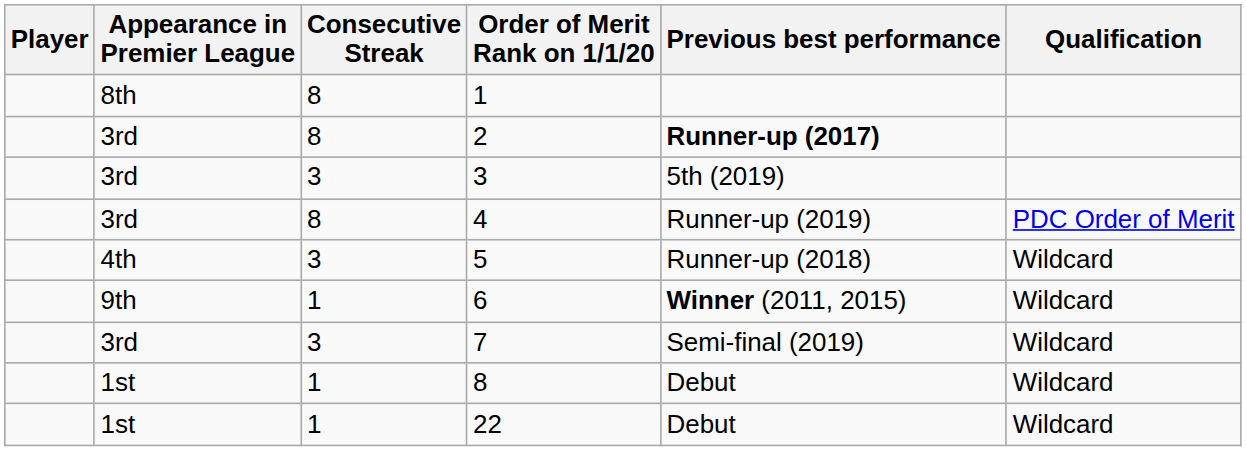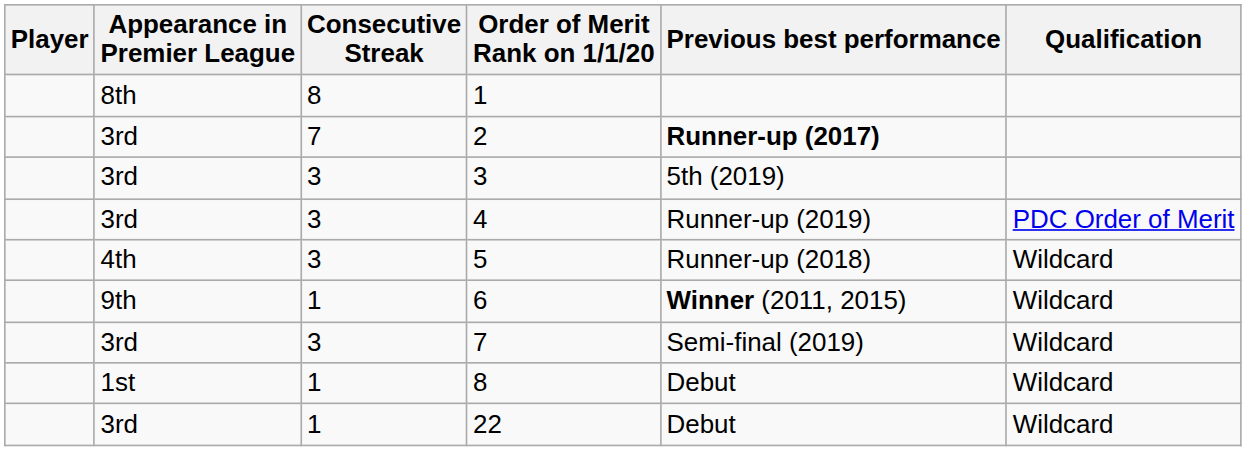(314, 136) 8 -> (314, 136) 7
(314, 218) 8 -> (314, 218) 3
(118, 424) 1st -> (119, 424) 3rd
